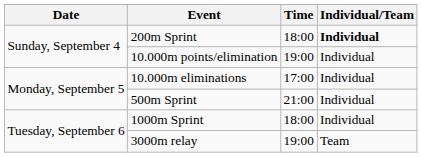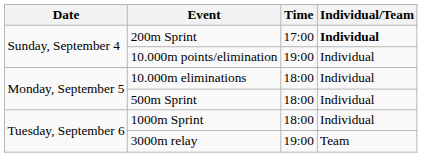(299, 36) 18:00 -> (299, 36) 17:00
(299, 78) 17:00 -> (299, 78) 18:00
(299, 99) 21:00 -> (299, 99) 18:00
